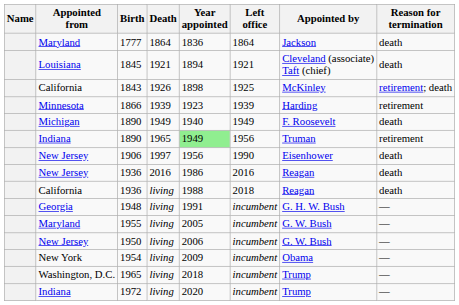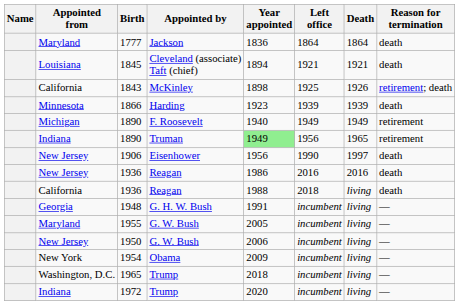columns swapped: (163, 19) <-> (328, 19)
(401, 105) retirement -> (391, 105) death
(391, 122) death -> (401, 122) retirement
